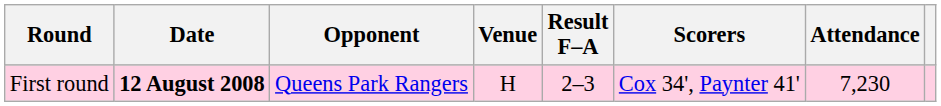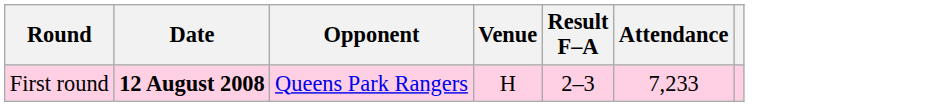- column: (709, 34)
(865, 82) 7,230 -> (674, 82) 7,233
